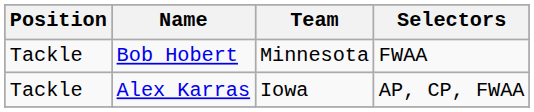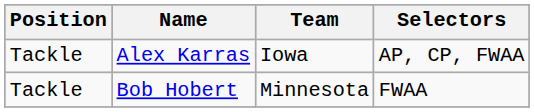rows swapped: (183, 90) <-> (177, 56)
